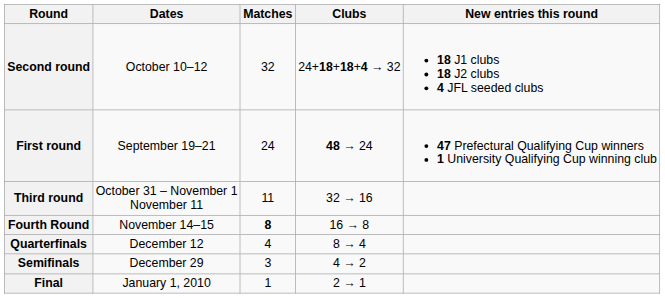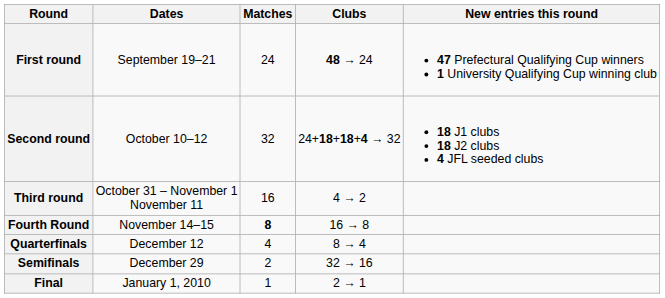rows swapped: (49, 145) <-> (49, 66)
(268, 198) 11 -> (268, 198) 16
(349, 198) 32 → 16 -> (349, 198) 4 → 2
(268, 263) 3 -> (268, 263) 2
(349, 263) 4 → 2 -> (349, 263) 32 → 16
